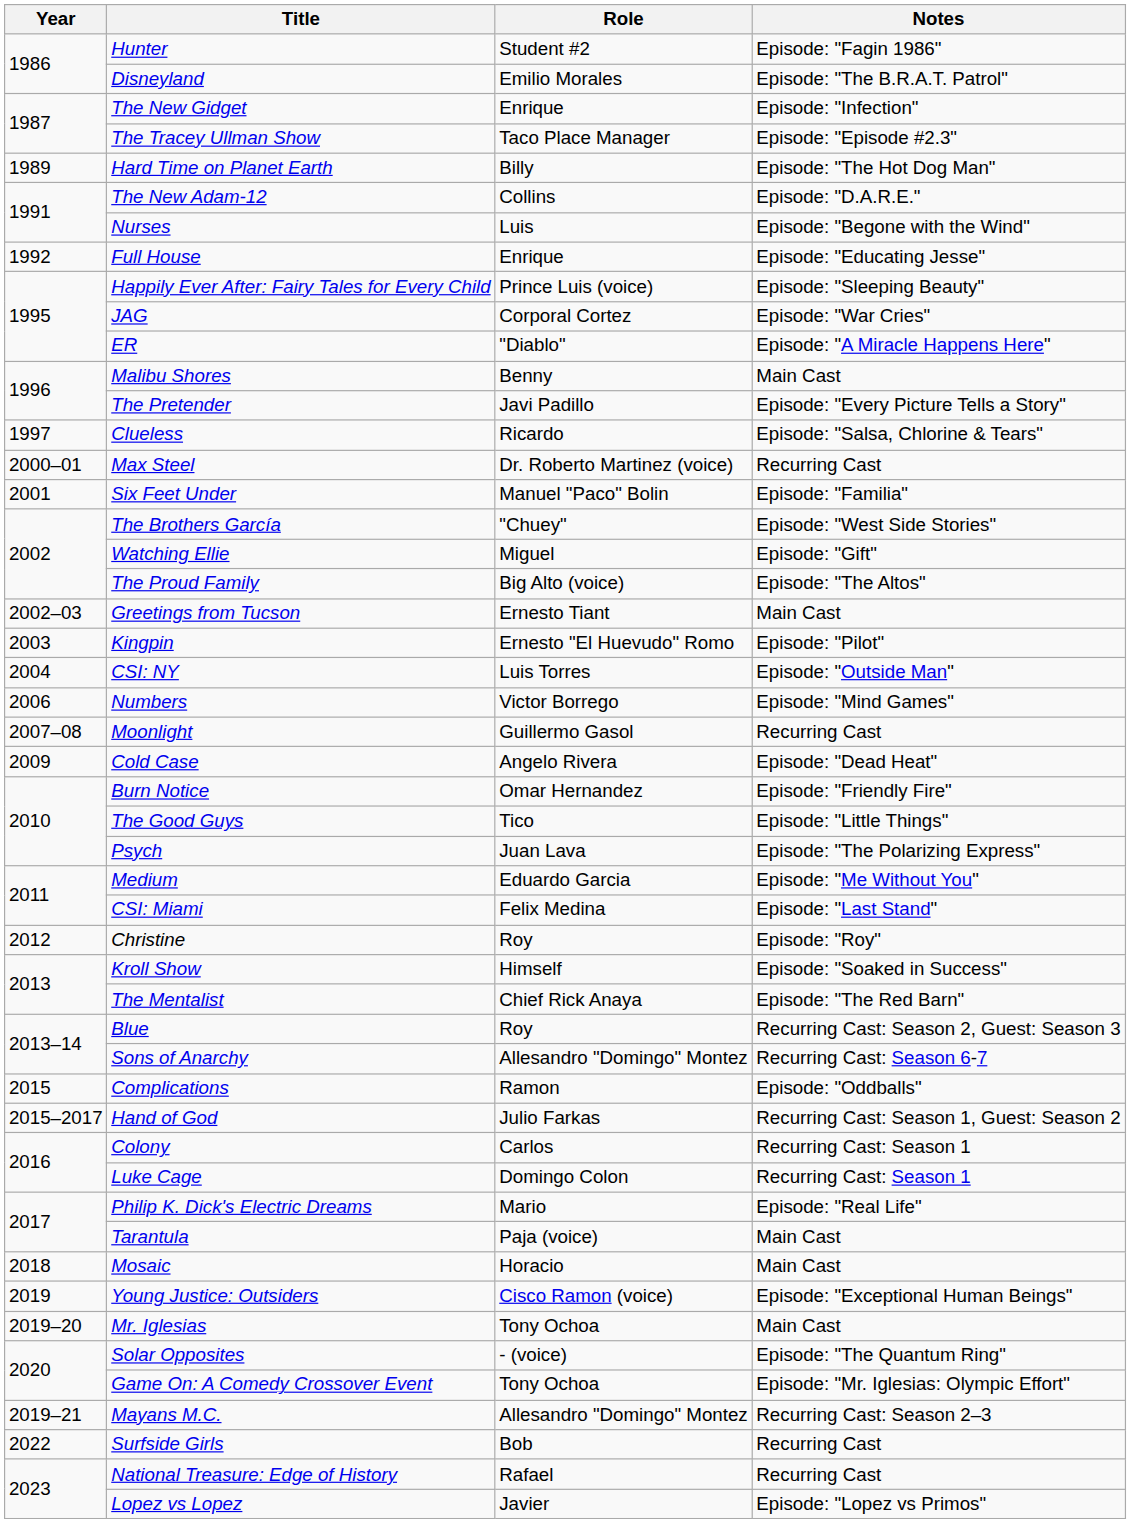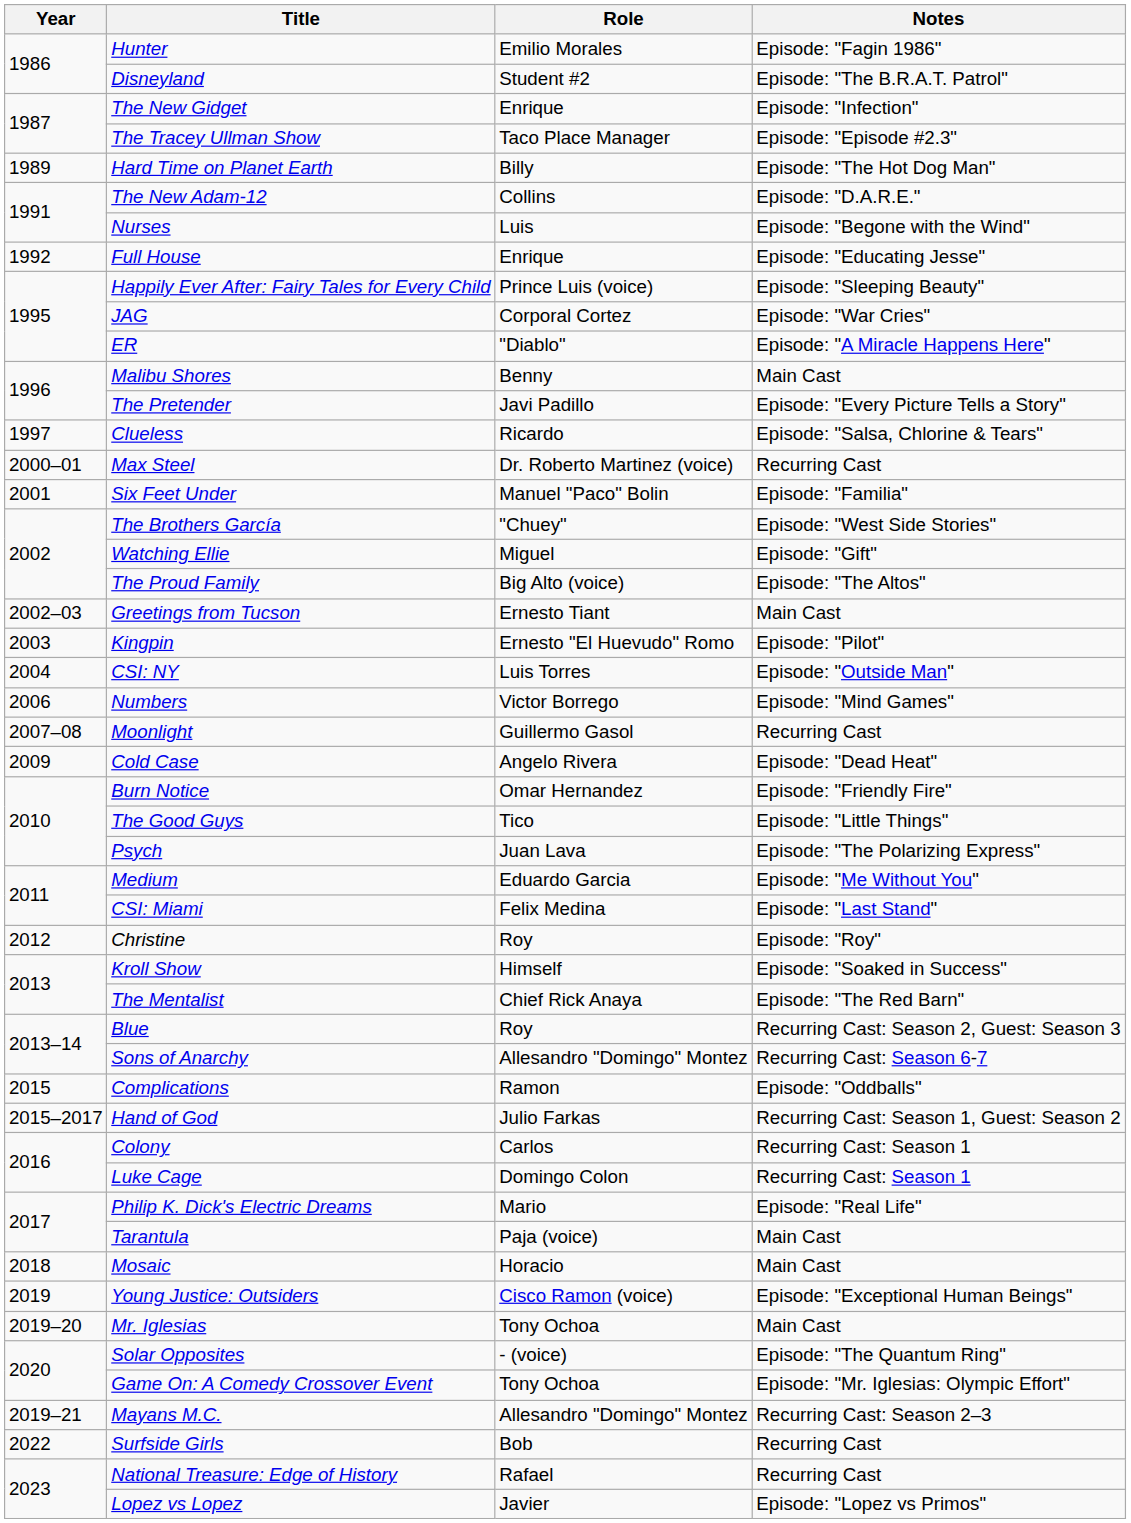(545, 49) Student #2 -> (561, 49) Emilio Morales
(561, 78) Emilio Morales -> (545, 78) Student #2
